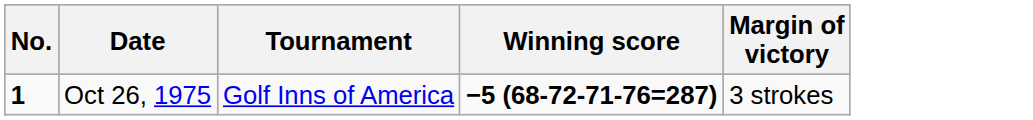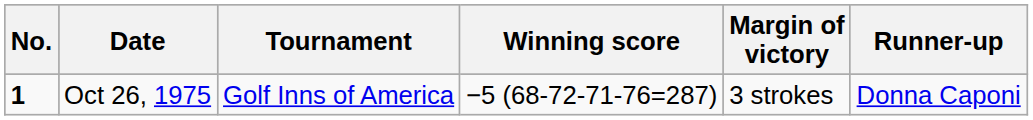+ column: (939, 40)
(592, 95) bold -> (592, 95) normal
